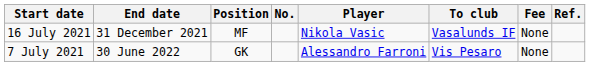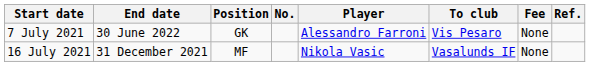rows swapped: (46, 52) <-> (49, 33)
